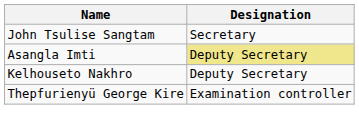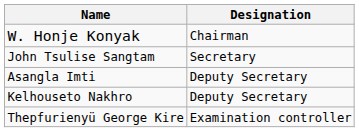+ row: (74, 36)
(249, 54) khaki background -> (249, 77) no background
